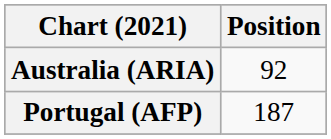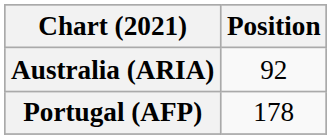(274, 112) 187 -> (274, 112) 178
